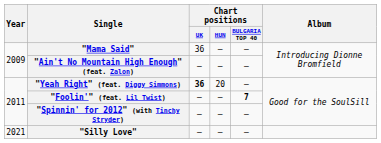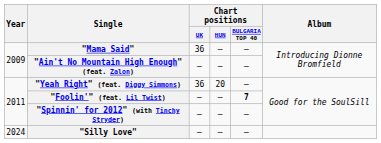(199, 84) bold -> (199, 84) normal
(16, 132) 2021 -> (16, 132) 2024
